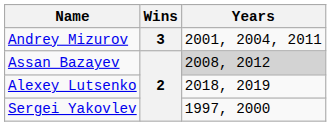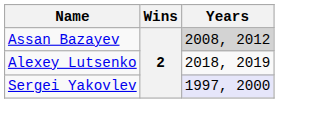- row: (68, 40)
(228, 109) no background -> (228, 86) lavender background
